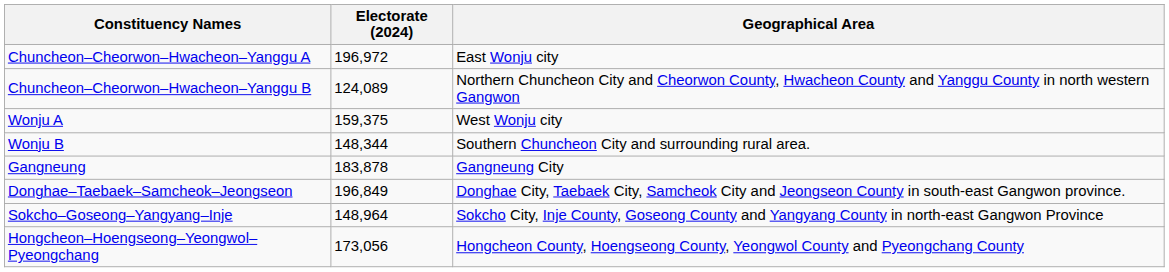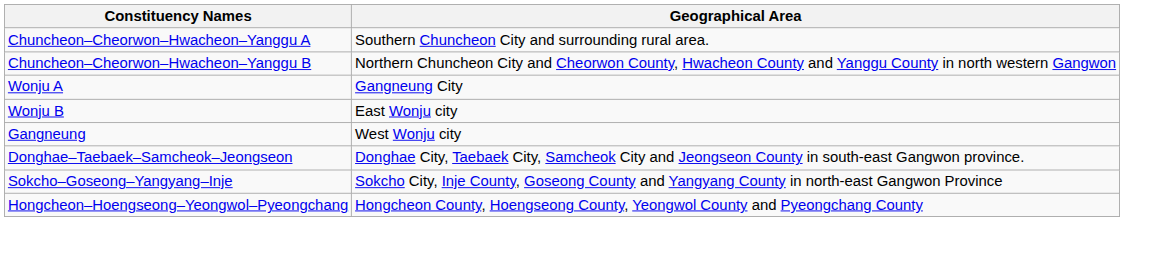- column: (392, 24)
(507, 56) East Wonju city -> (532, 39) Southern Chuncheon City and surrounding rural area.
(509, 120) West Wonju city -> (409, 87) Gangneung City
(633, 144) Southern Chuncheon City and surrounding rural area. -> (406, 110) East Wonju city
(510, 167) Gangneung City -> (408, 134) West Wonju city
